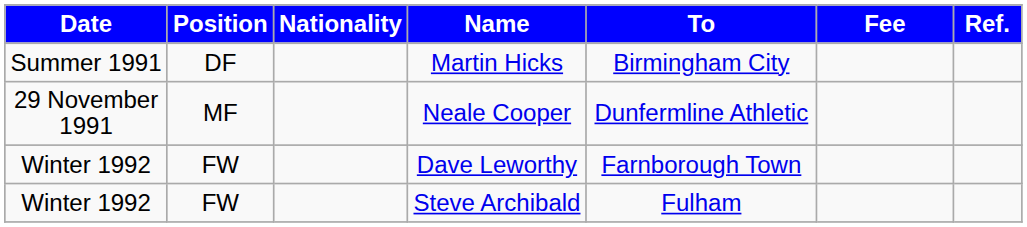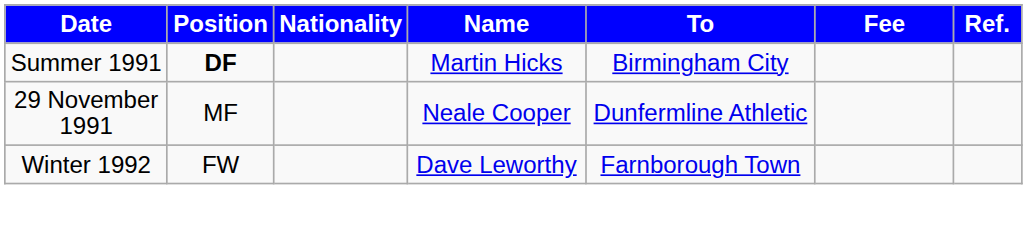(220, 62) normal -> (221, 62) bold
- row: (497, 203)
